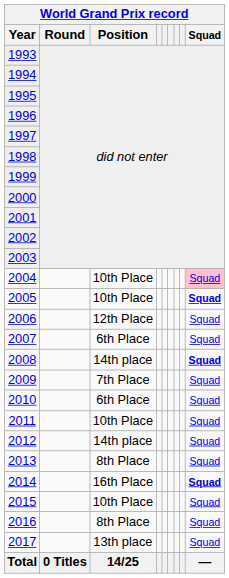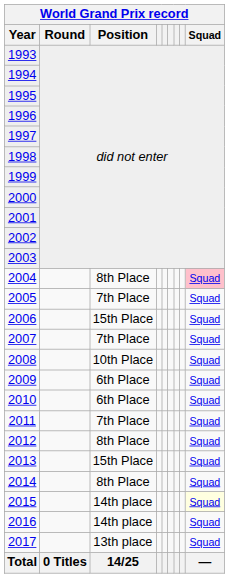(123, 278) 10th Place -> (123, 278) 8th Place
(123, 298) 10th Place -> (123, 298) 7th Place
(205, 298) bold -> (205, 299) normal
(123, 319) 12th Place -> (123, 319) 15th Place
(123, 339) 6th Place -> (123, 339) 7th Place
(123, 359) 14th place -> (123, 359) 10th Place
(205, 359) bold -> (205, 360) normal
(123, 380) 7th Place -> (123, 380) 6th Place
(123, 420) 10th Place -> (123, 420) 7th Place
(123, 440) 14th place -> (123, 440) 8th Place
(123, 461) 8th Place -> (123, 461) 15th Place
(123, 481) 16th Place -> (123, 481) 8th Place
(205, 481) bold -> (205, 482) normal
(123, 501) 10th Place -> (123, 501) 14th place
(205, 502) no background -> (205, 502) lightyellow background
(123, 522) 8th Place -> (123, 522) 14th place
